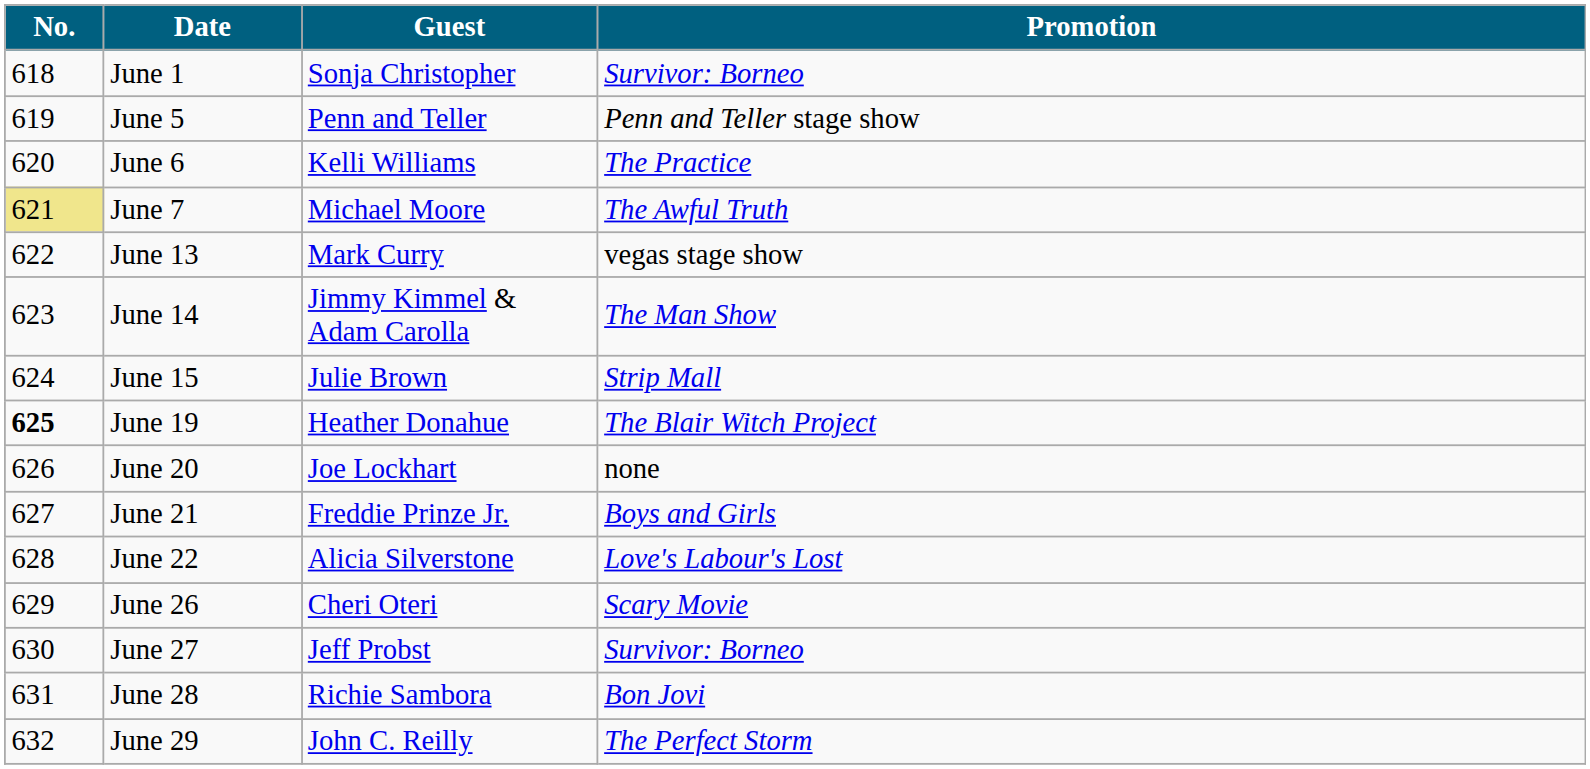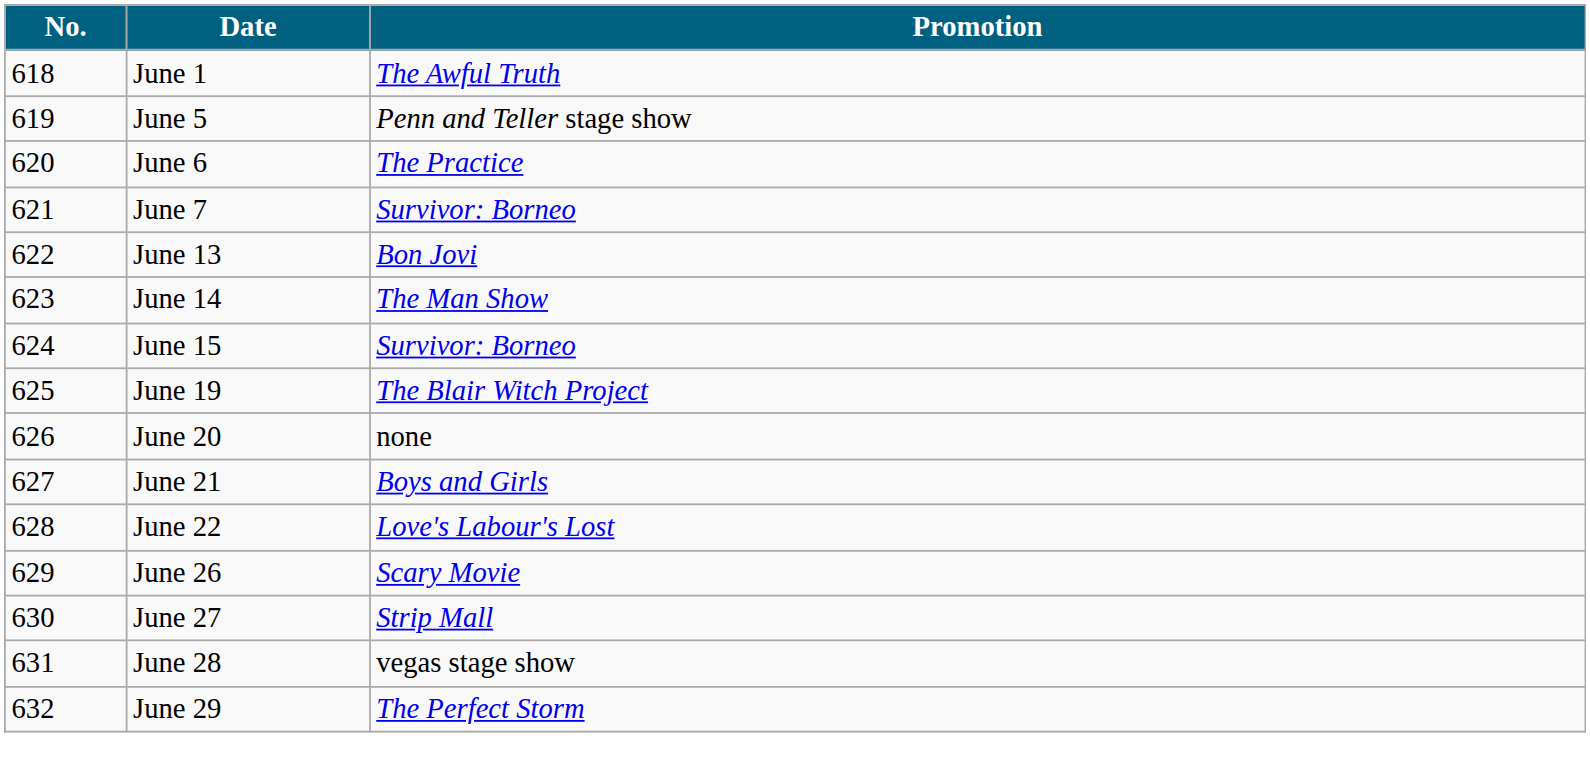- column: (449, 27)
(704, 72) Survivor: Borneo -> (468, 72) The Awful Truth
(33, 208) khaki background -> (33, 208) no background
(696, 208) The Awful Truth -> (476, 208) Survivor: Borneo
(704, 254) vegas stage show -> (427, 254) Bon Jovi
(663, 377) Strip Mall -> (476, 345) Survivor: Borneo
(33, 422) bold -> (33, 390) normal
(704, 649) Survivor: Borneo -> (435, 617) Strip Mall
(655, 695) Bon Jovi -> (476, 663) vegas stage show
